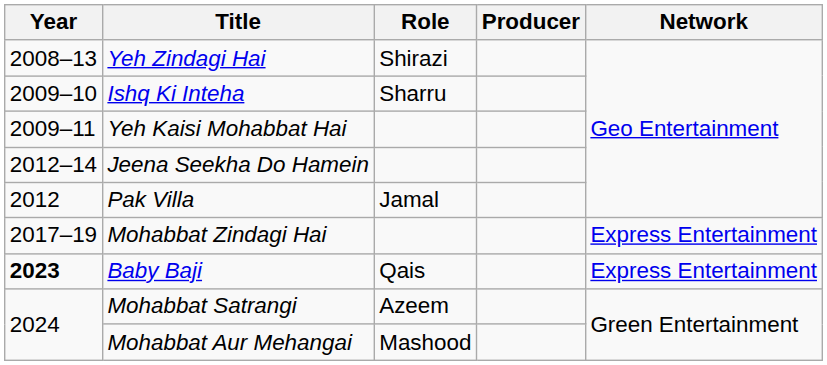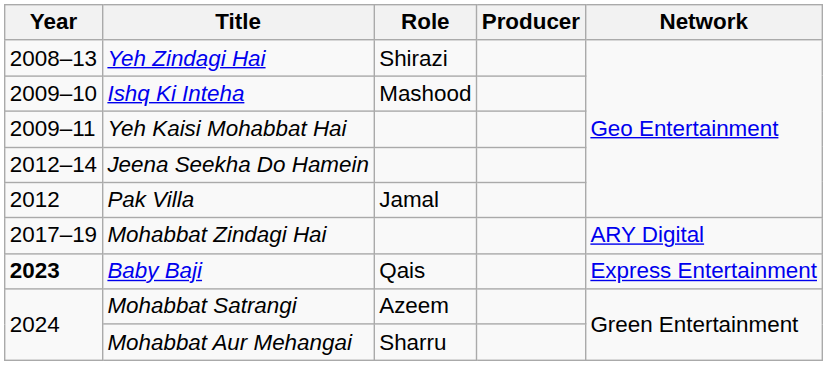(413, 93) Sharru -> (425, 93) Mashood
(704, 235) Express Entertainment -> (647, 235) ARY Digital
(425, 341) Mashood -> (413, 341) Sharru
